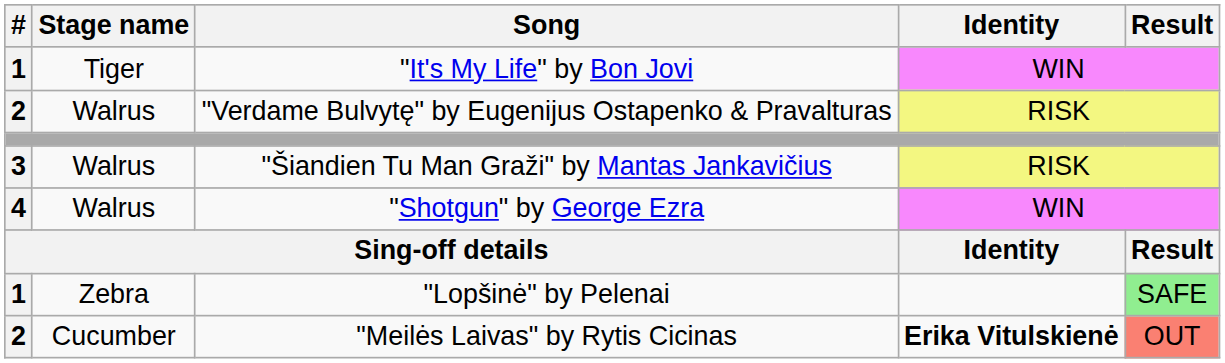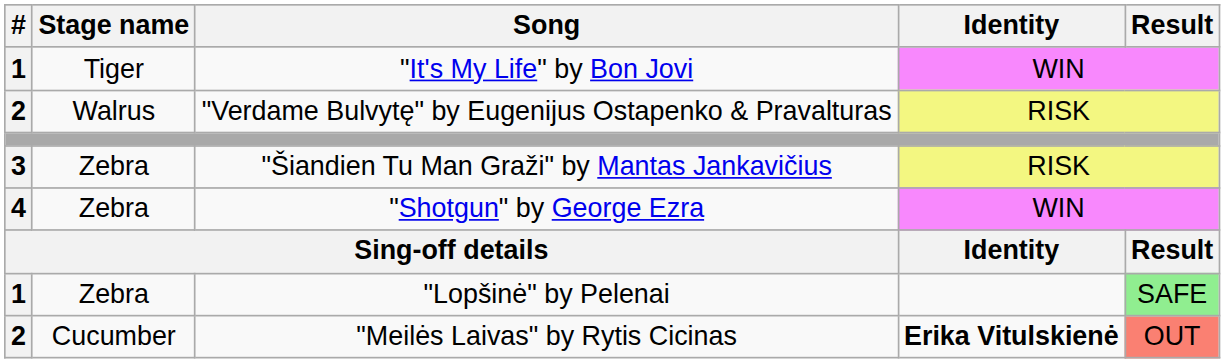(114, 166) Walrus -> (114, 166) Zebra
(114, 208) Walrus -> (114, 208) Zebra
